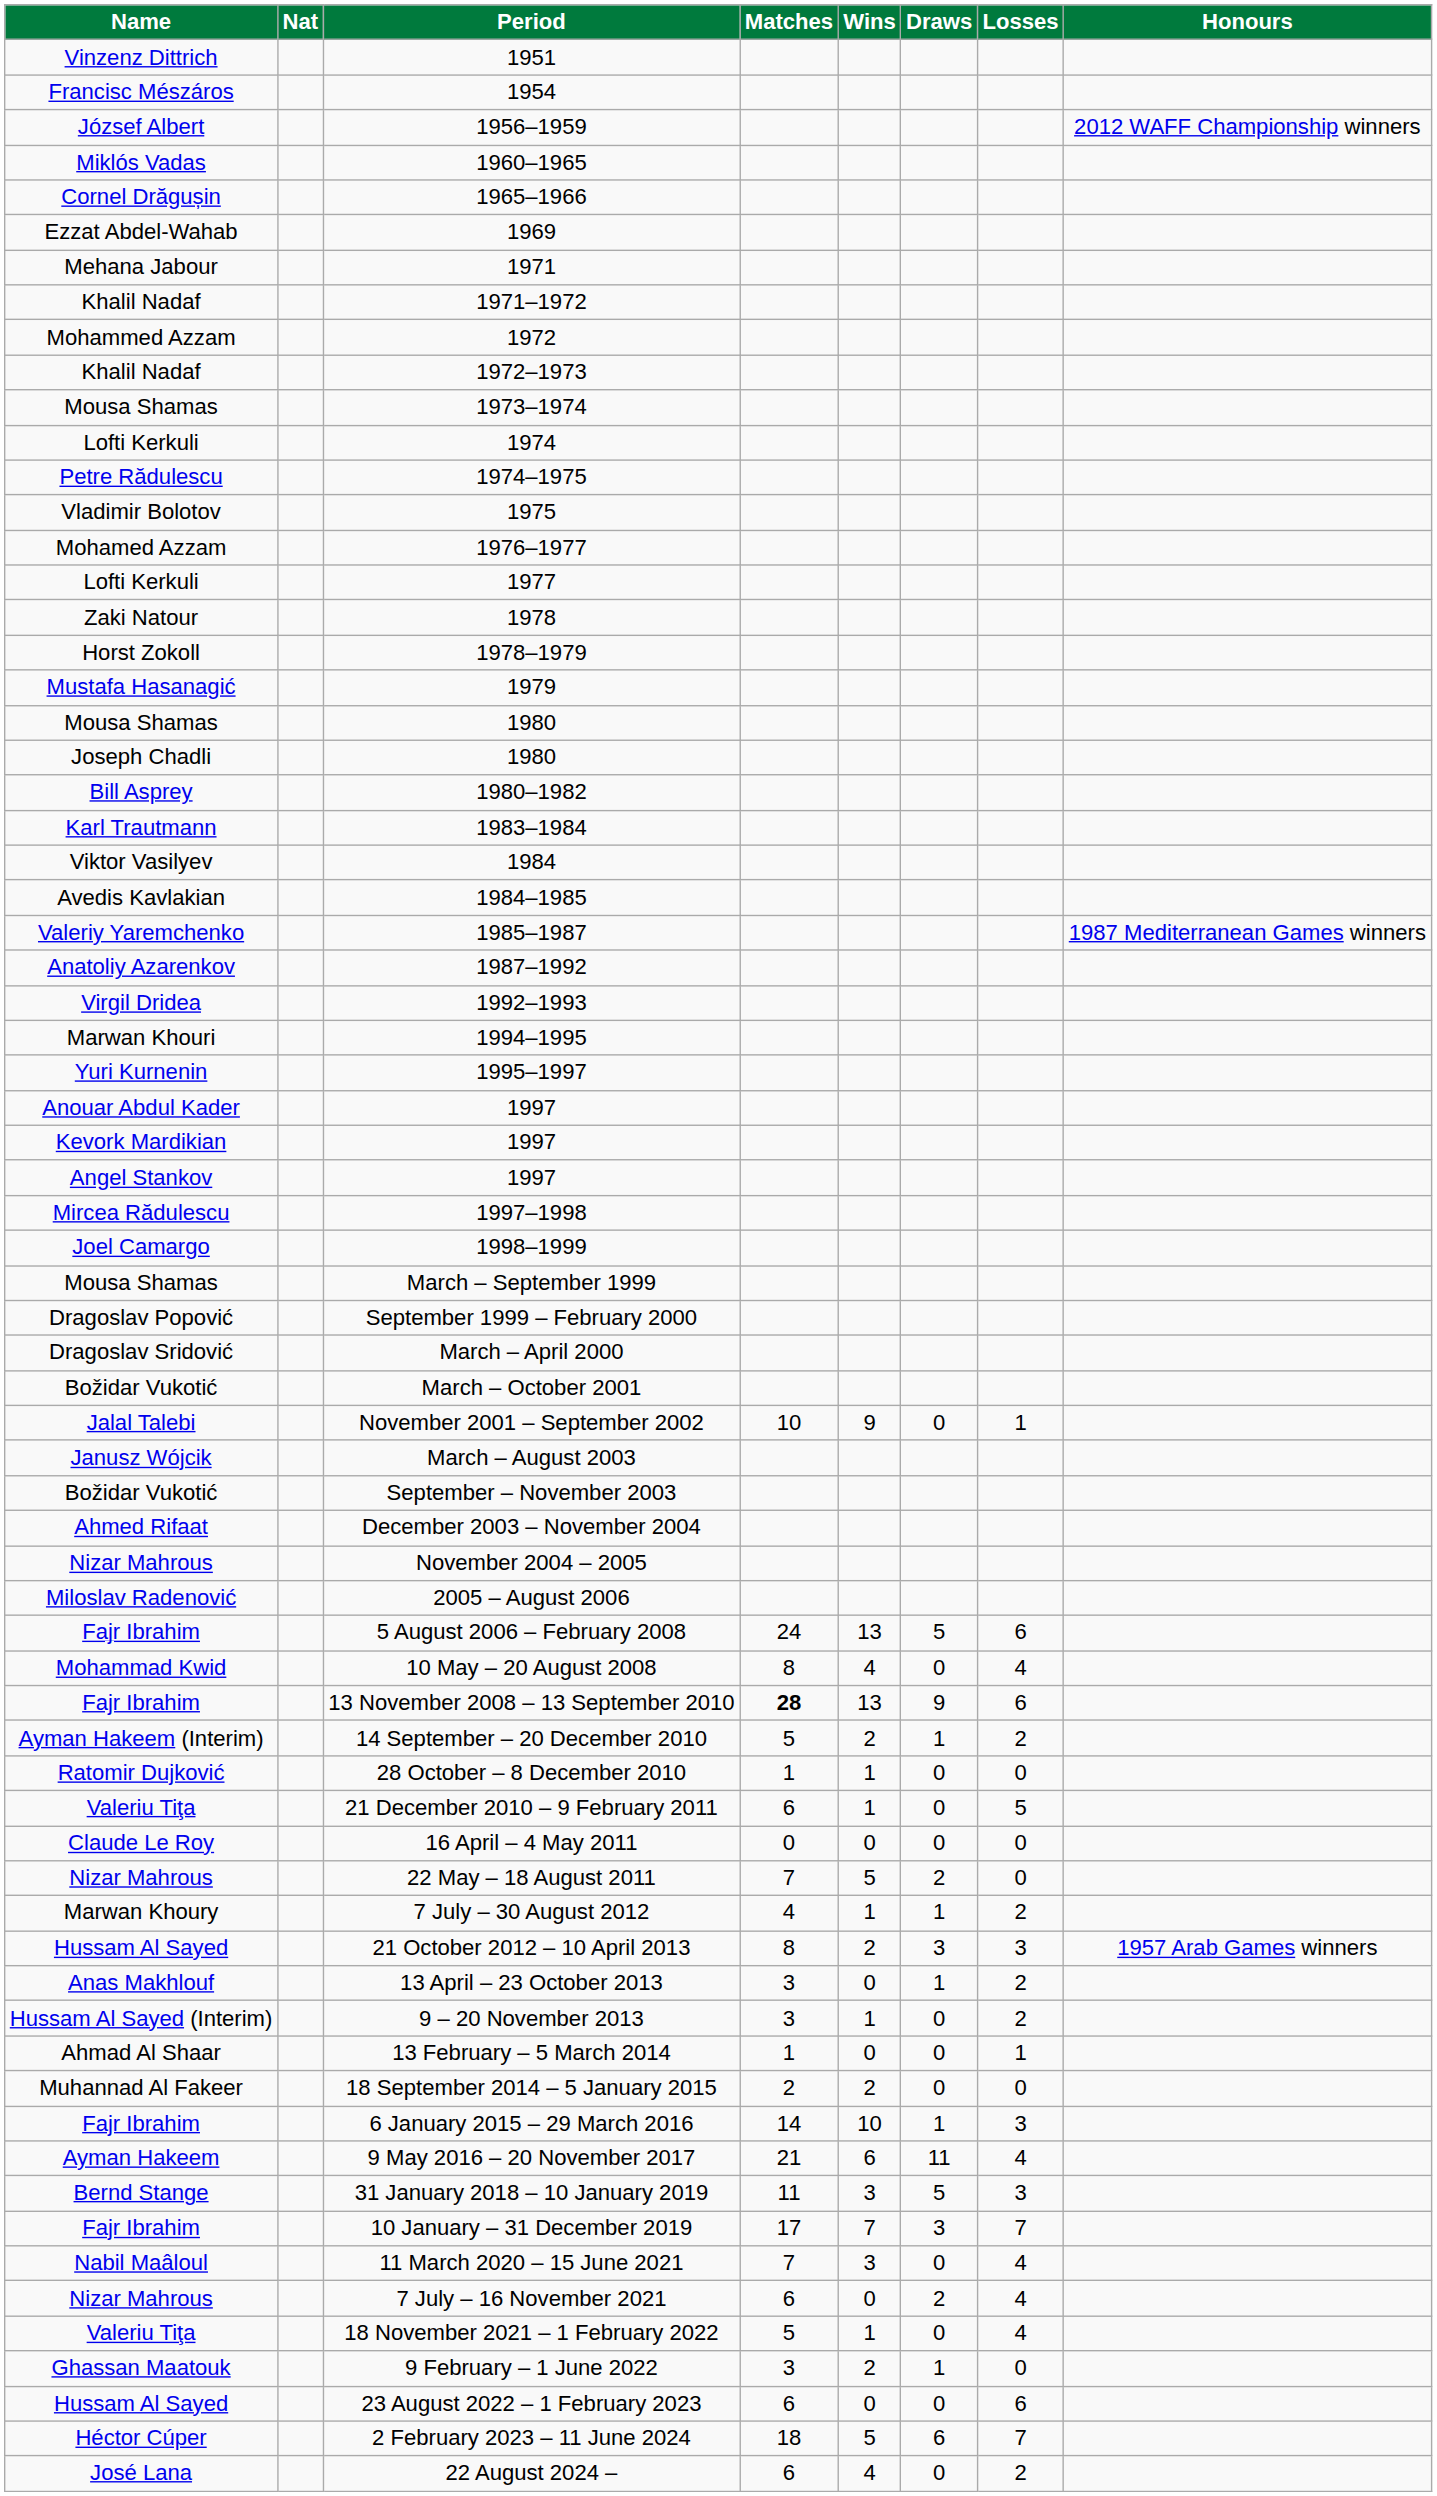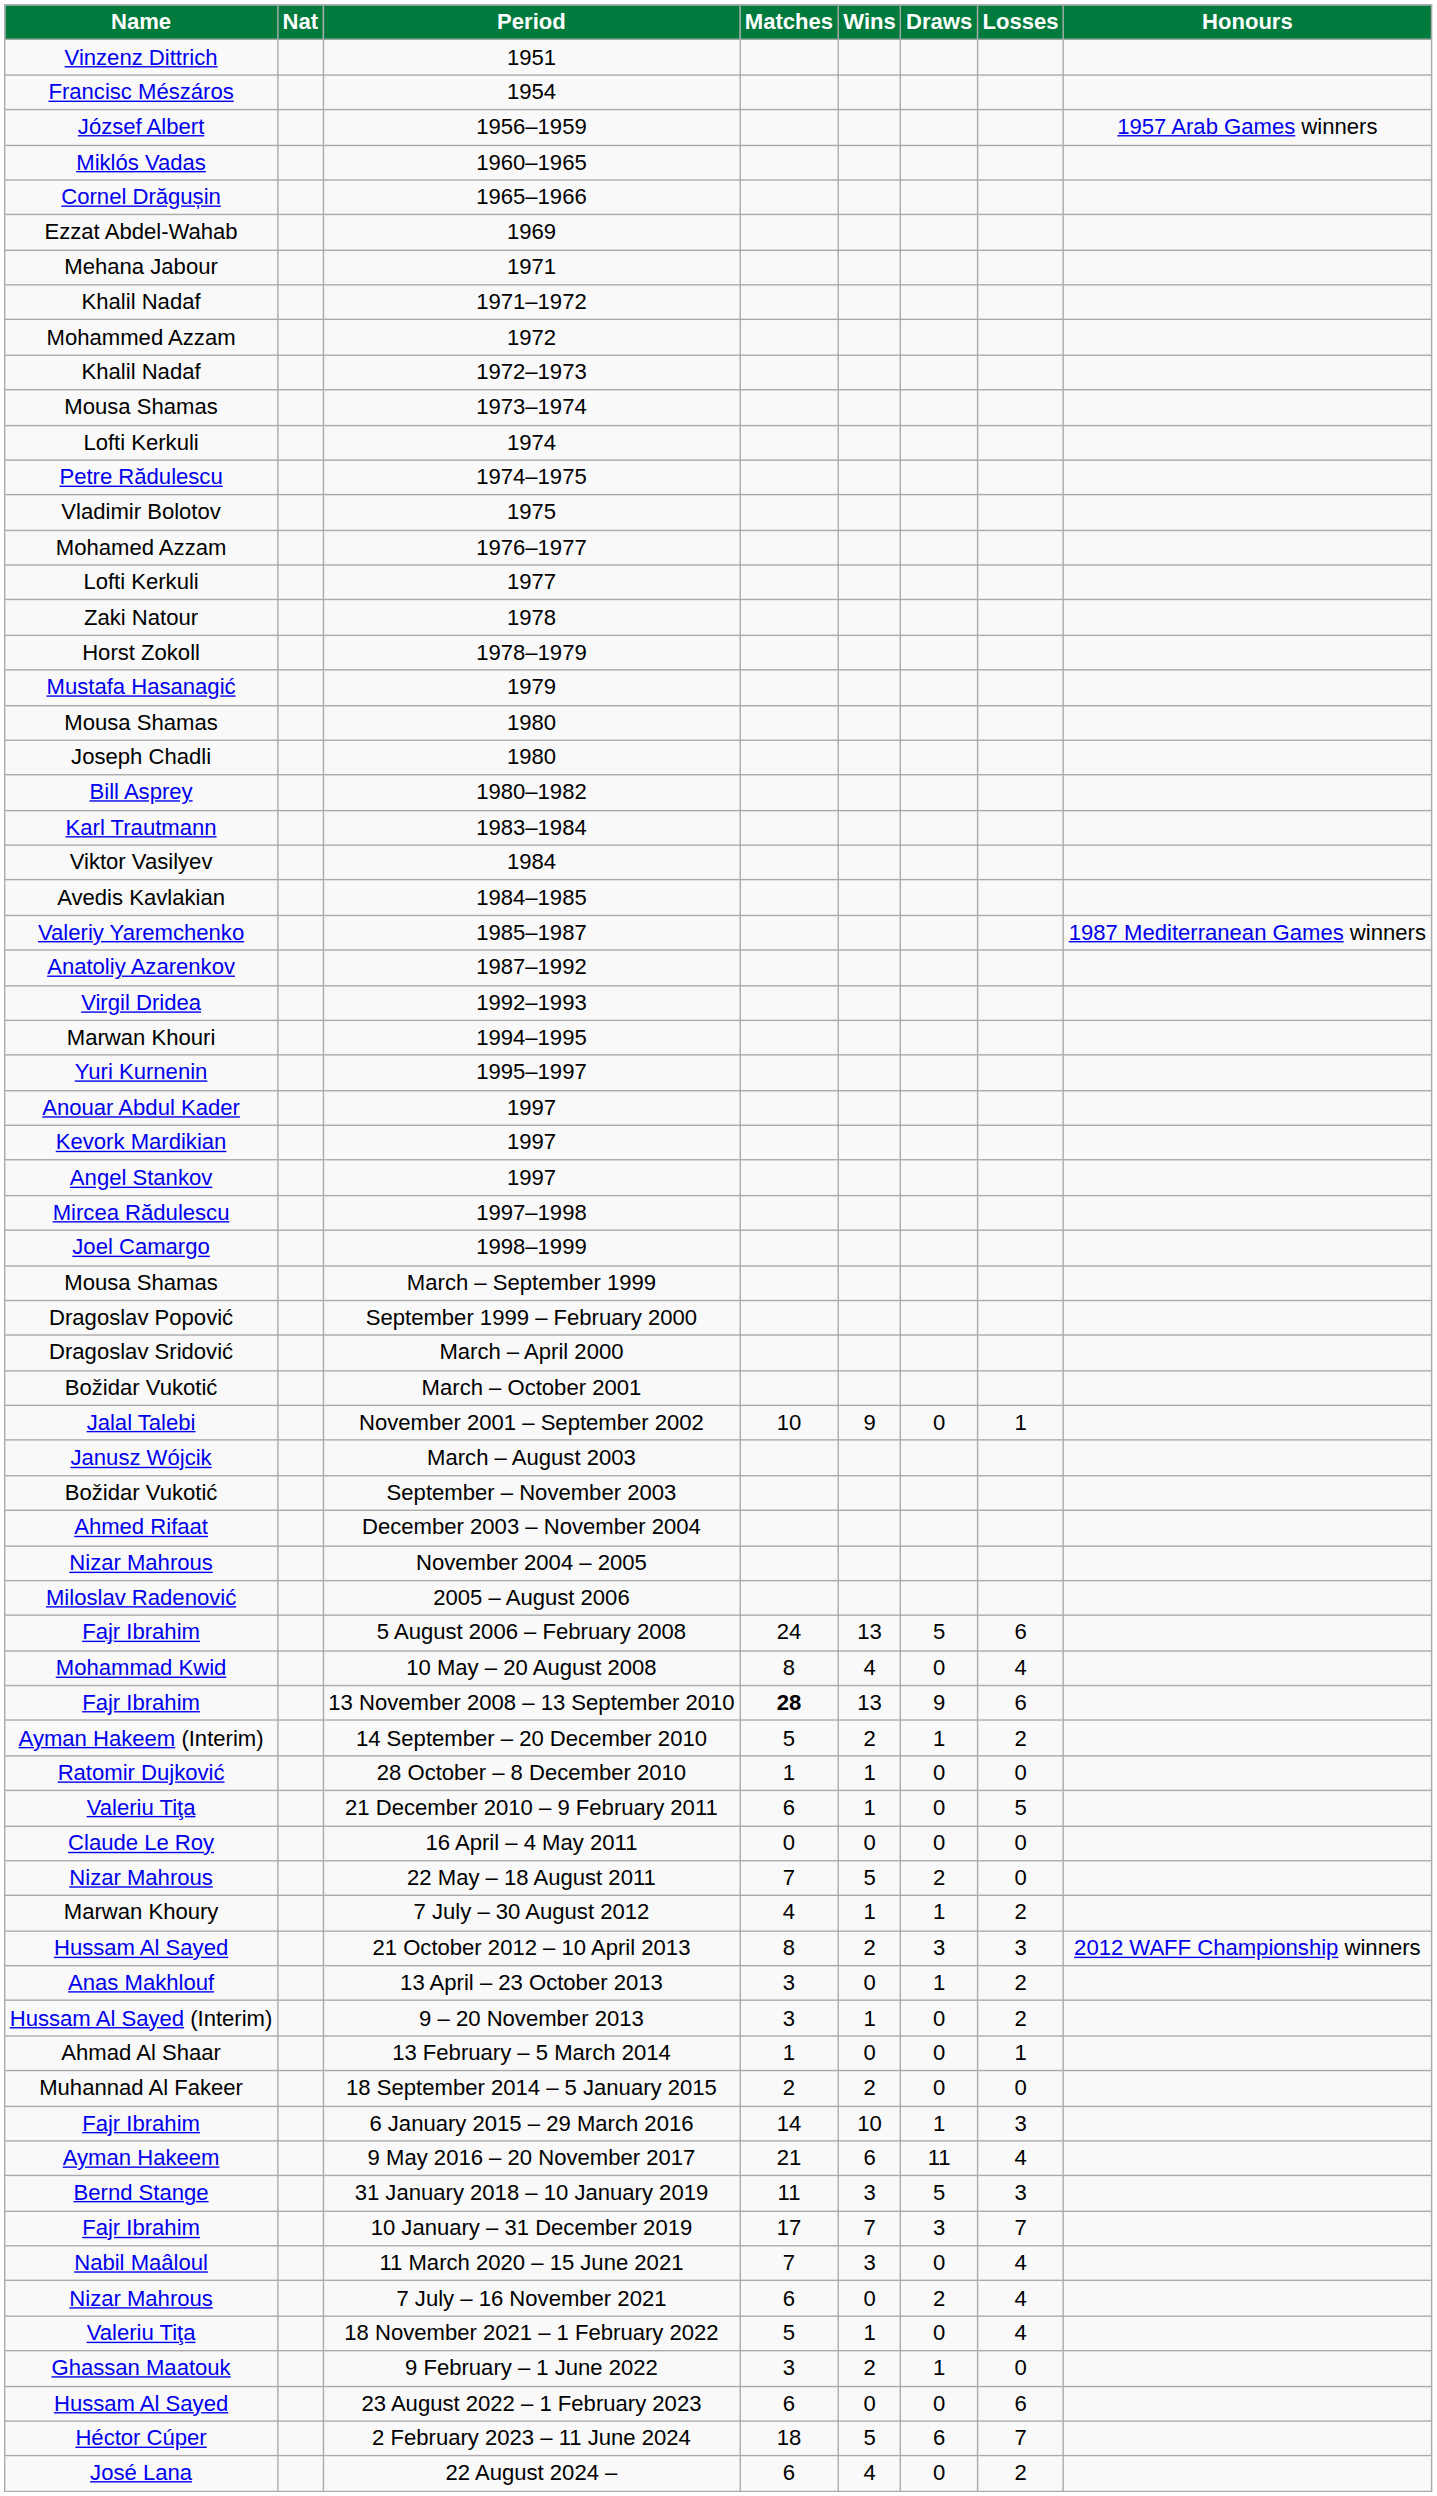(1247, 127) 2012 WAFF Championship winners -> (1247, 127) 1957 Arab Games winners
(1247, 1947) 1957 Arab Games winners -> (1247, 1947) 2012 WAFF Championship winners
